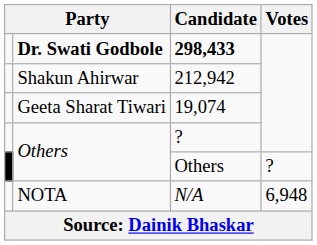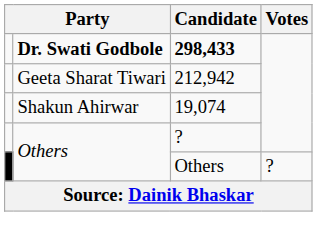(78, 78) Shakun Ahirwar -> (92, 78) Geeta Sharat Tiwari
(92, 107) Geeta Sharat Tiwari -> (78, 107) Shakun Ahirwar
- row: (189, 195)
